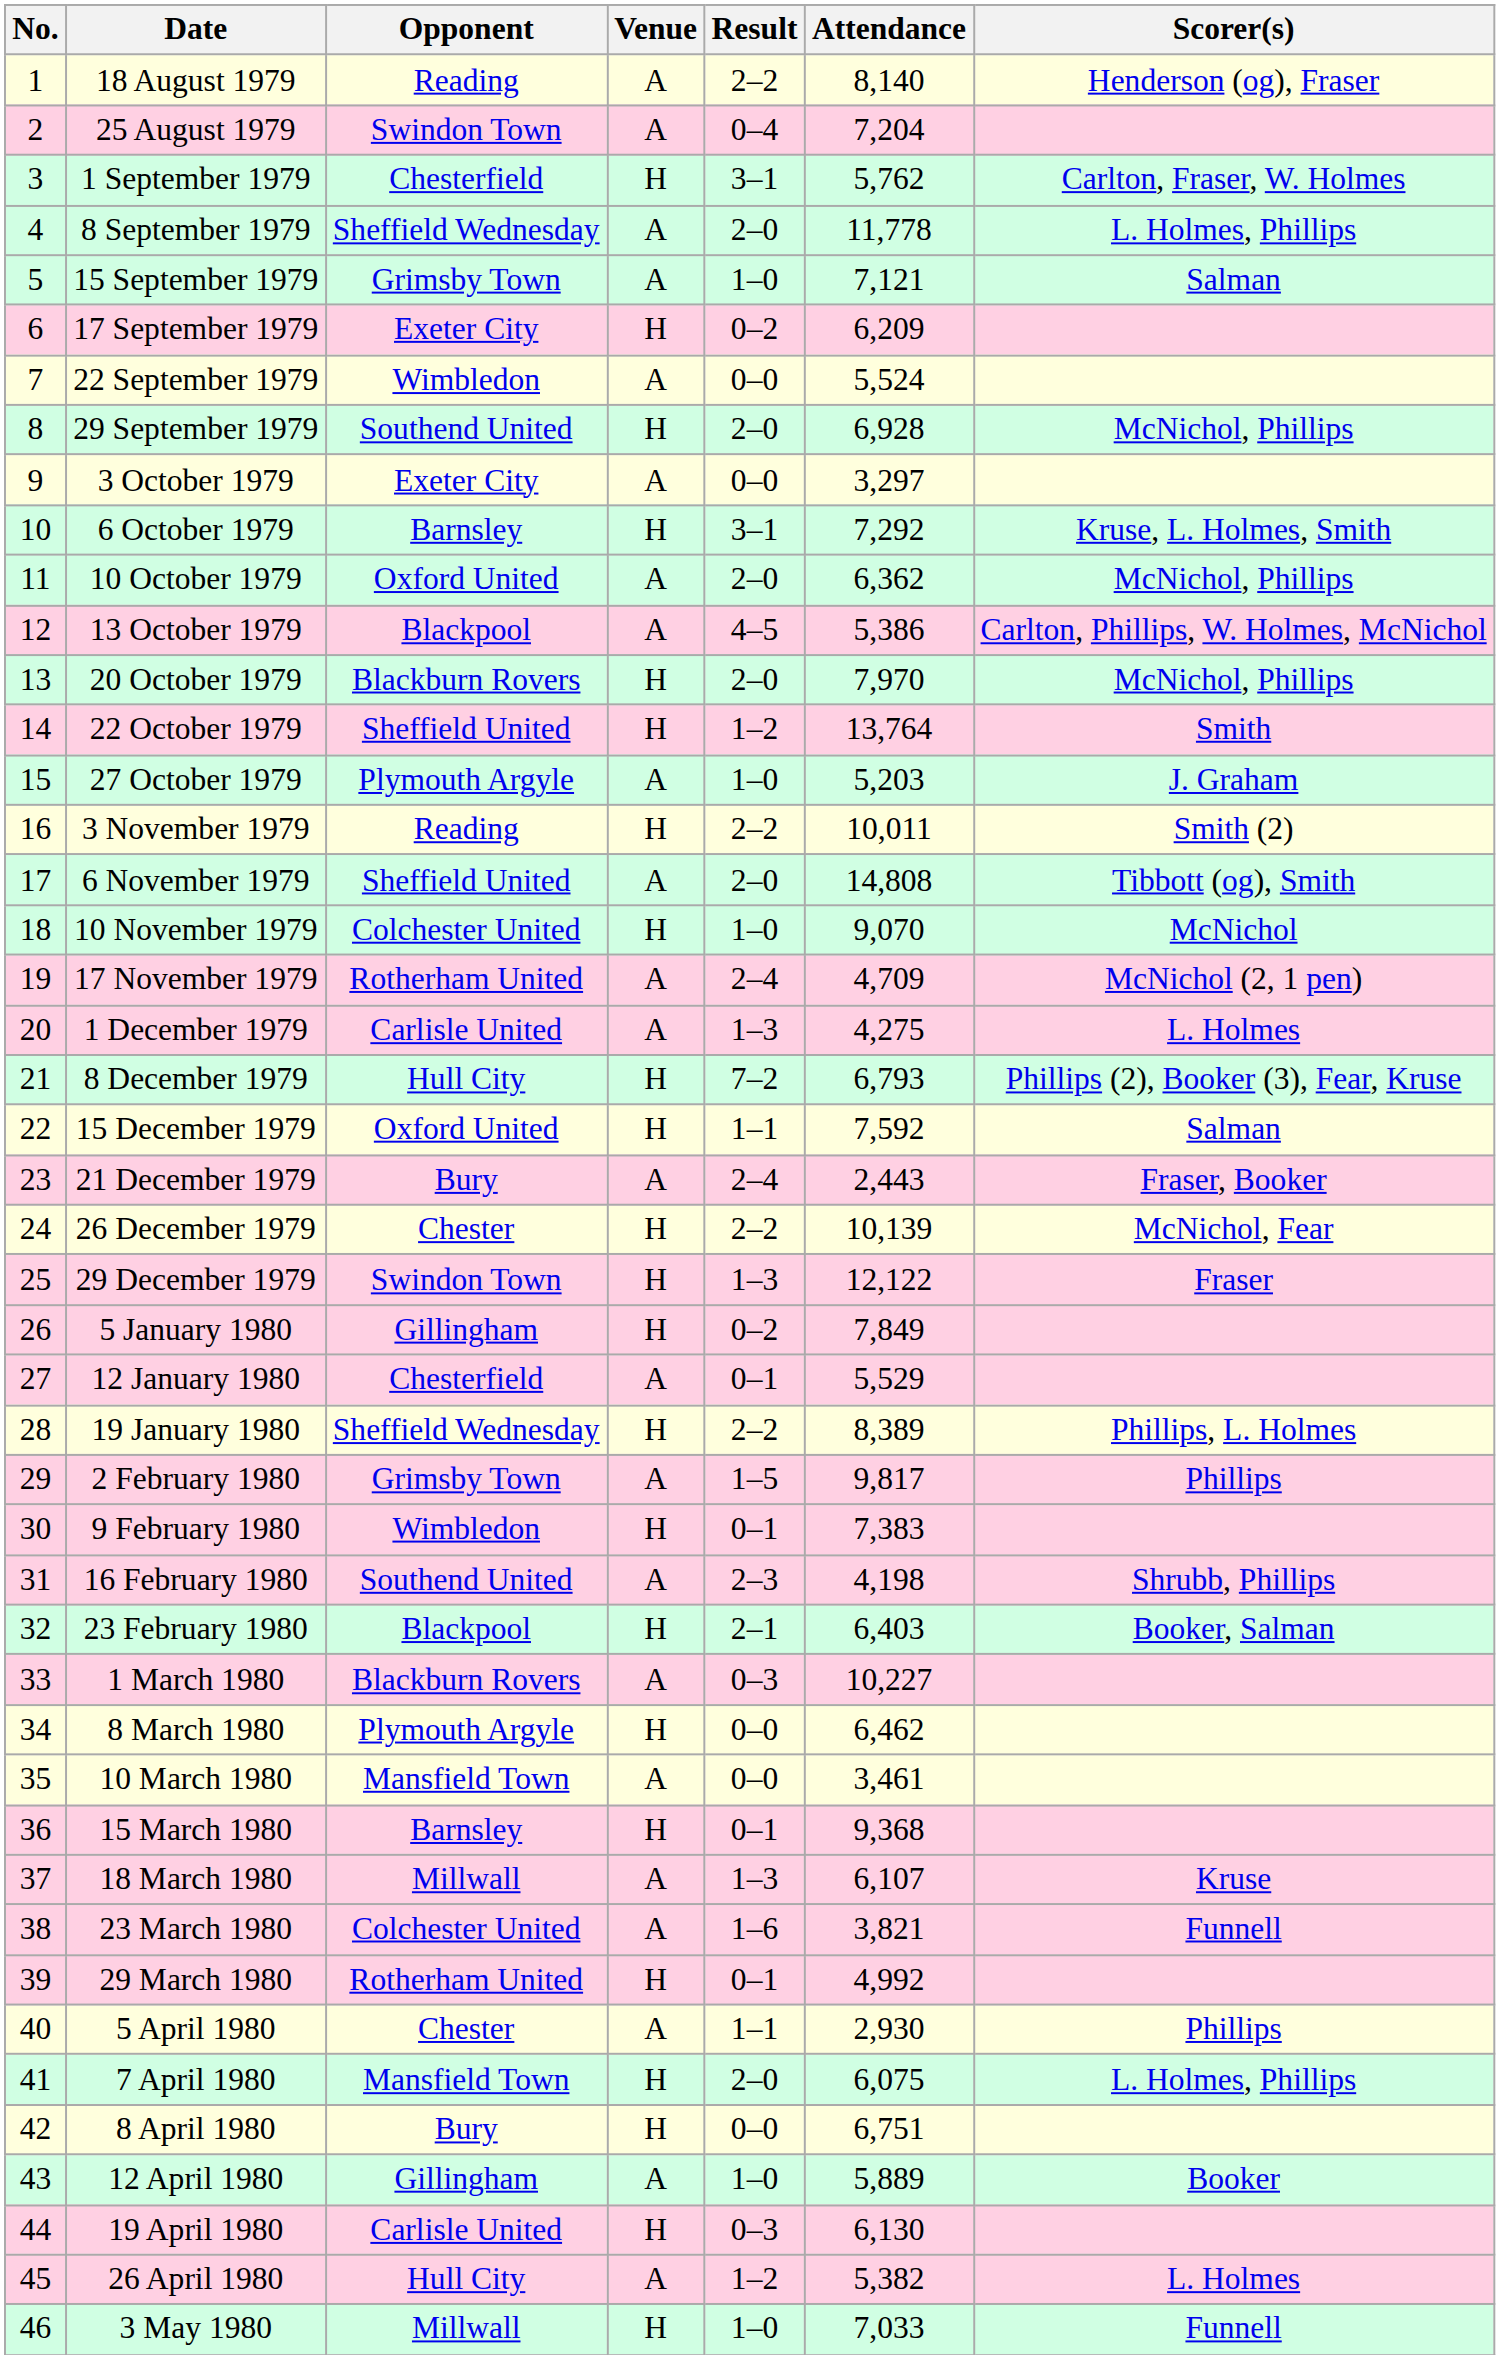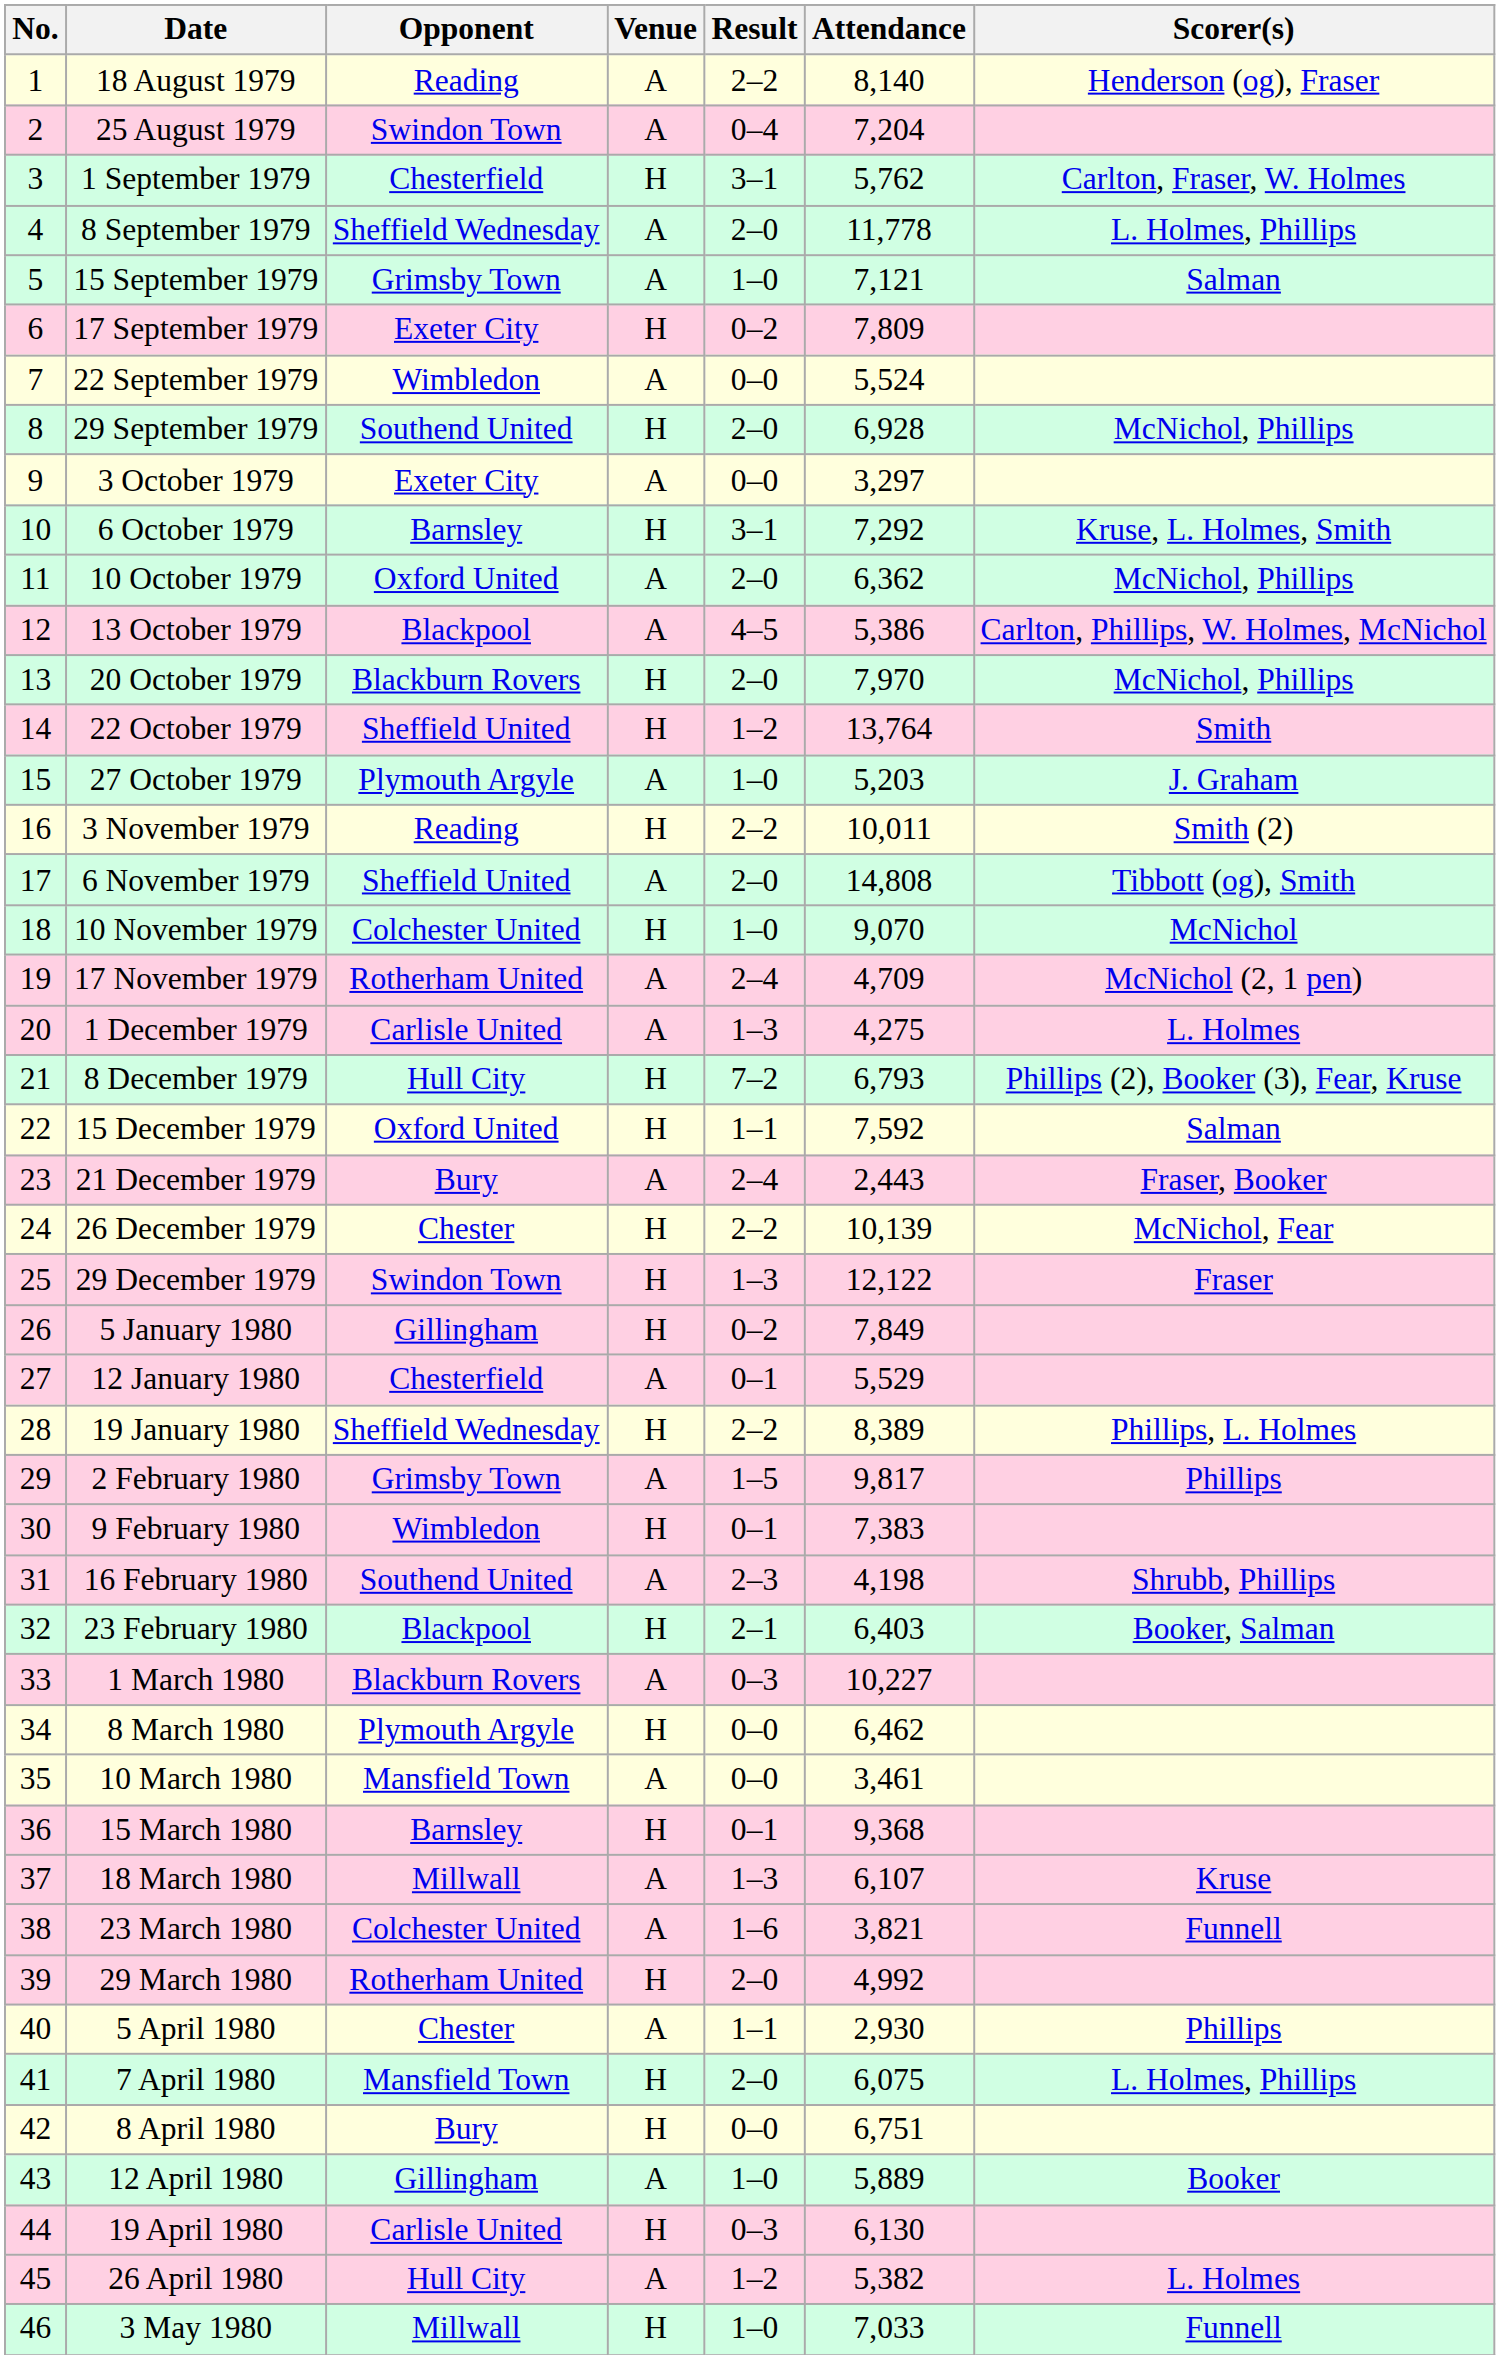(889, 329) 6,209 -> (889, 329) 7,809
(755, 1979) 0–1 -> (755, 1979) 2–0
